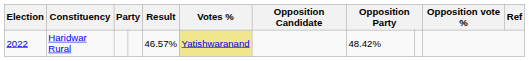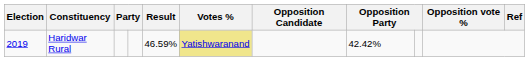(17, 43) 2022 -> (17, 43) 2019
(161, 43) 46.57% -> (161, 43) 46.59%
(365, 43) 48.42% -> (365, 43) 42.42%
